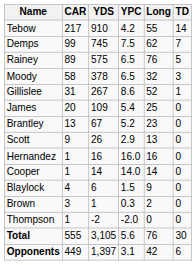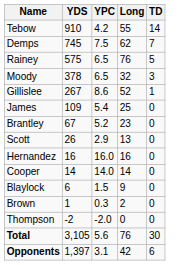- column: (75, 12)
